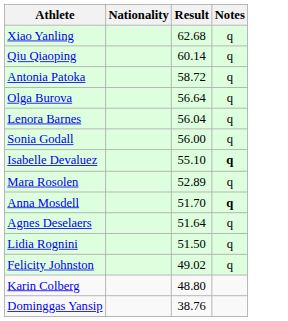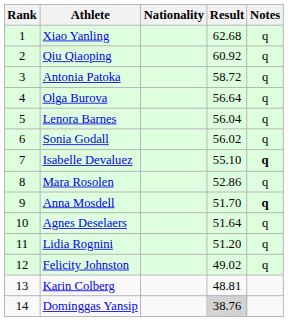+ column: (22, 15)
(192, 56) 60.14 -> (227, 56) 60.92
(192, 139) 56.00 -> (227, 139) 56.02
(192, 181) 52.89 -> (227, 181) 52.86
(192, 243) 51.50 -> (227, 243) 51.20
(192, 285) 48.80 -> (227, 285) 48.81
(192, 306) no background -> (227, 306) lightgrey background
